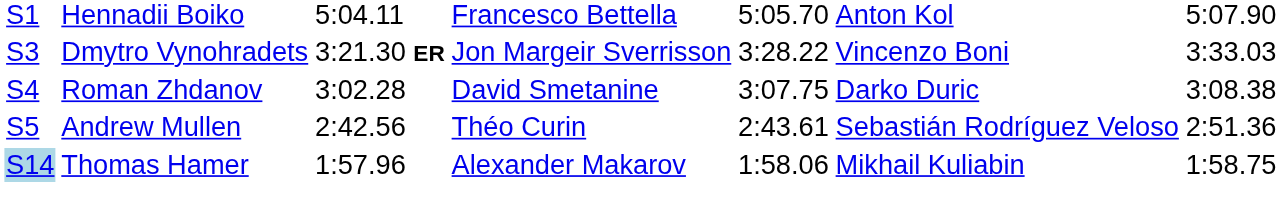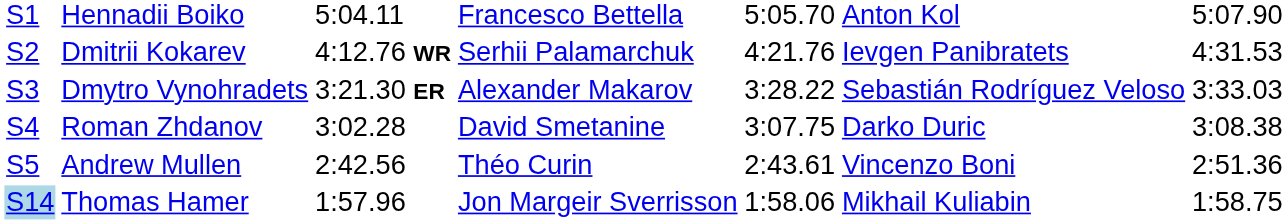+ row: (153, 52)
(591, 52) Jon Margeir Sverrisson -> (575, 89) Alexander Makarov
(922, 52) Vincenzo Boni -> (1014, 89) Sebastián Rodríguez Veloso
(1007, 127) Sebastián Rodríguez Veloso -> (929, 164) Vincenzo Boni
(569, 164) Alexander Makarov -> (598, 202) Jon Margeir Sverrisson
